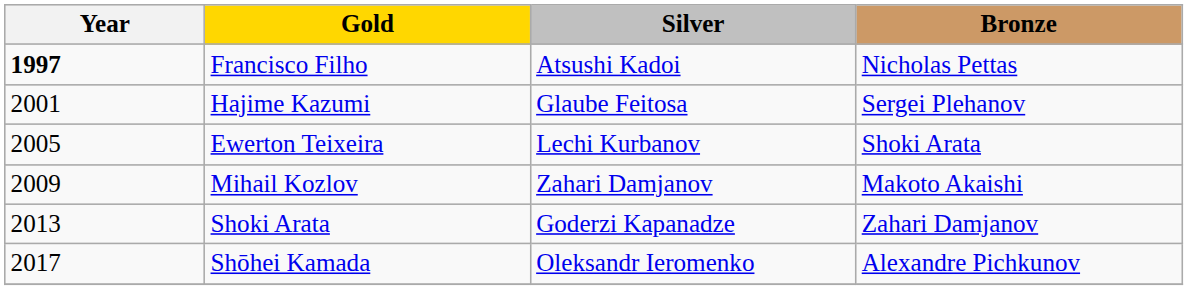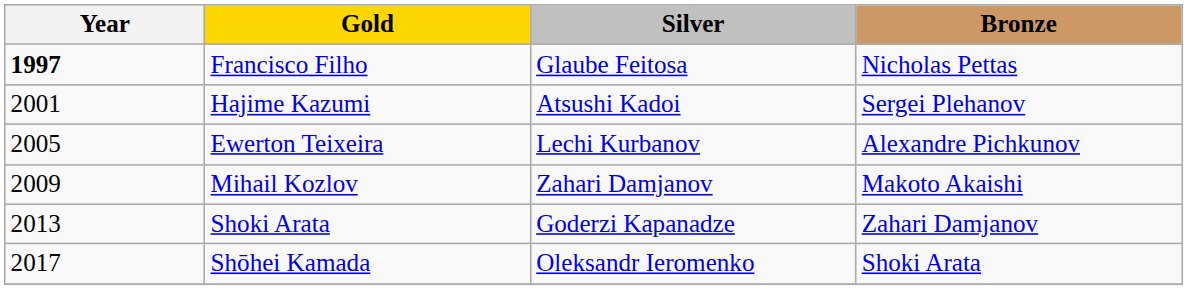(608, 64) Atsushi Kadoi -> (612, 64) Glaube Feitosa
(612, 104) Glaube Feitosa -> (608, 104) Atsushi Kadoi
(921, 143) Shoki Arata -> (971, 143) Alexandre Pichkunov
(971, 263) Alexandre Pichkunov -> (921, 263) Shoki Arata
